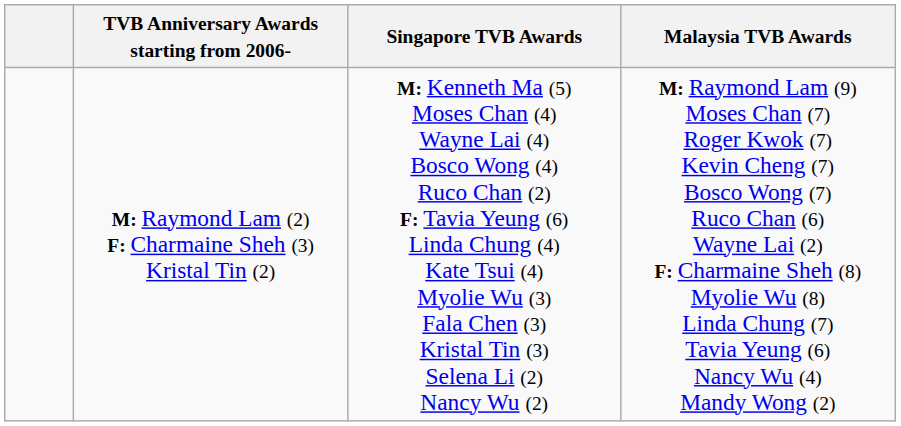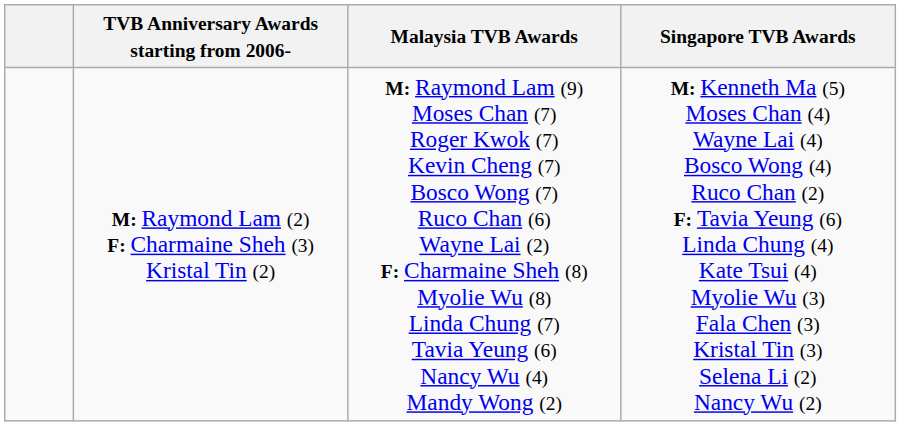columns swapped: (758, 37) <-> (484, 37)
